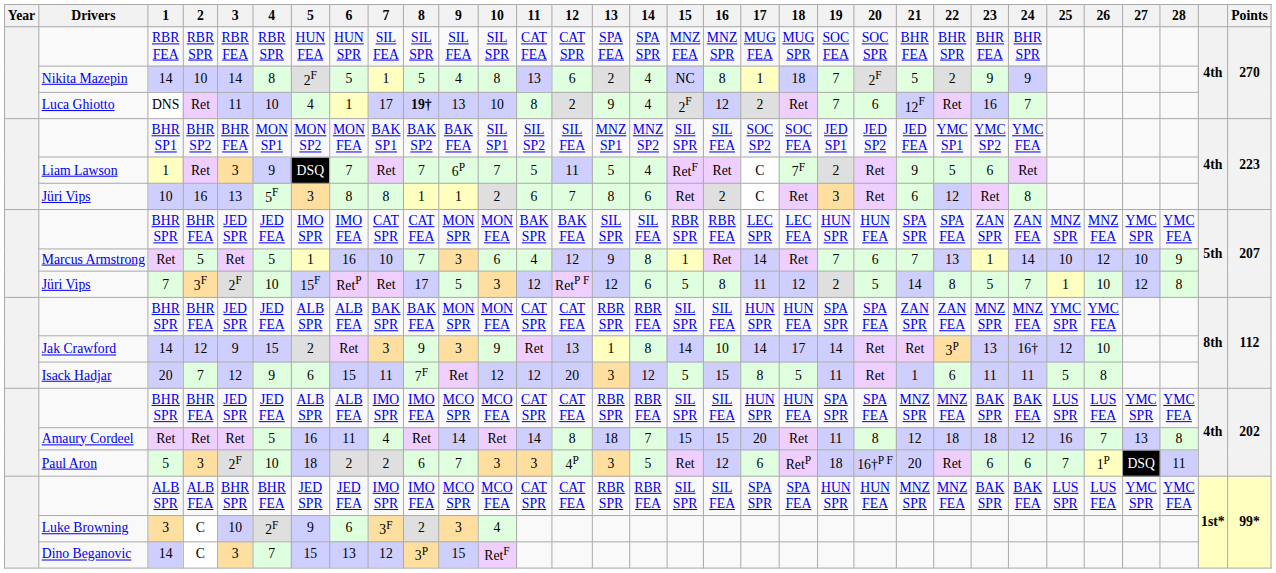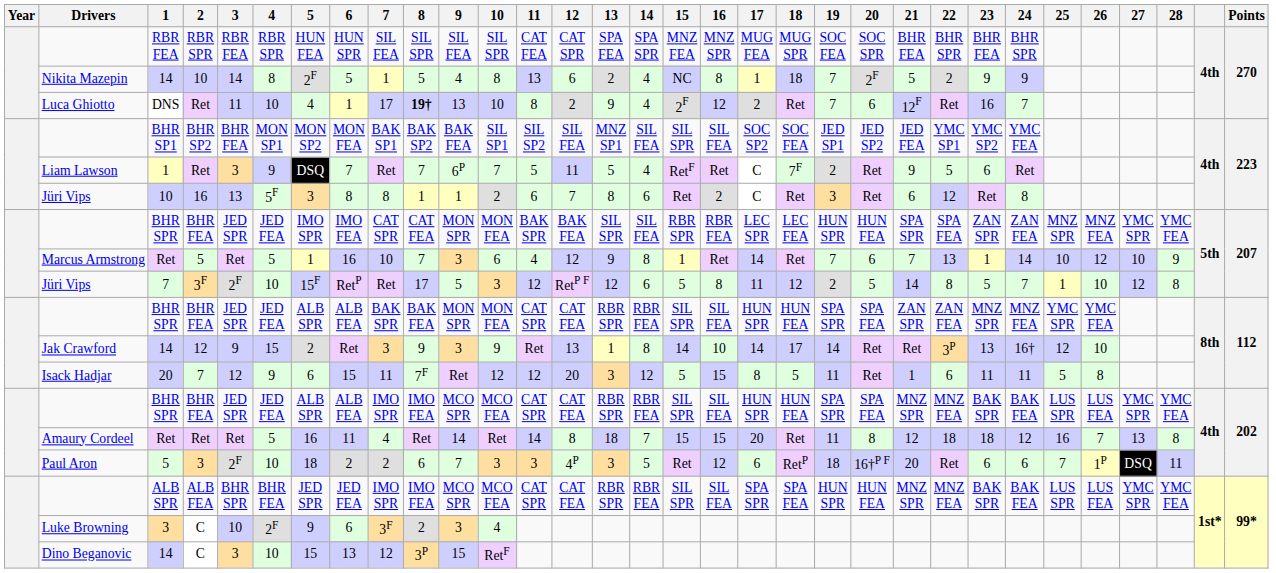(648, 137) MNZ SP2 -> (647, 137) SIL FEA
(272, 554) 7 -> (272, 554) 10
